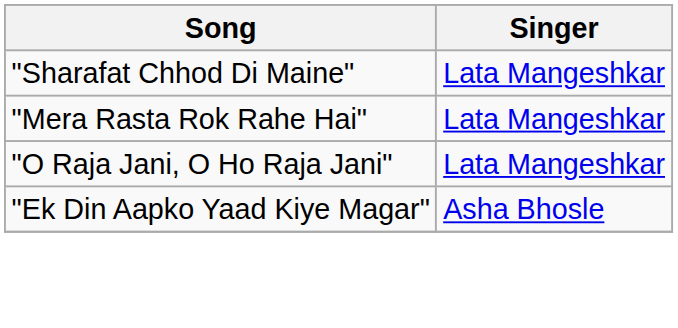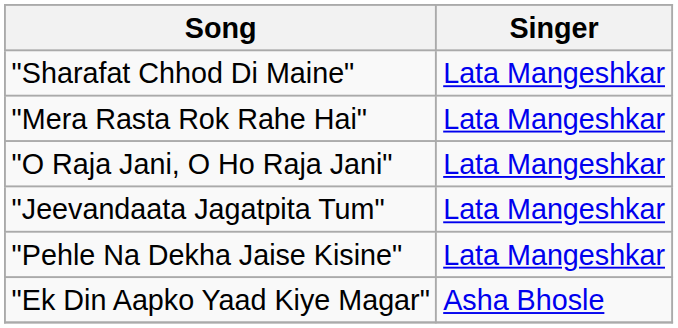+ row: (198, 210)
+ row: (207, 255)
